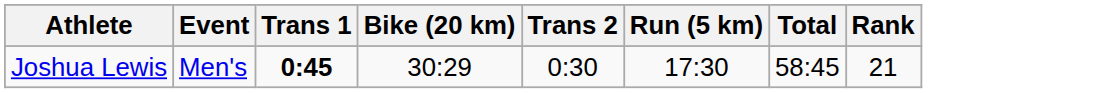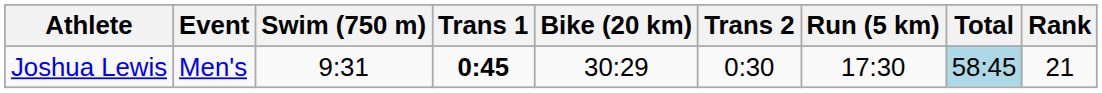+ column: (344, 26)
(807, 66) no background -> (984, 66) lightblue background
